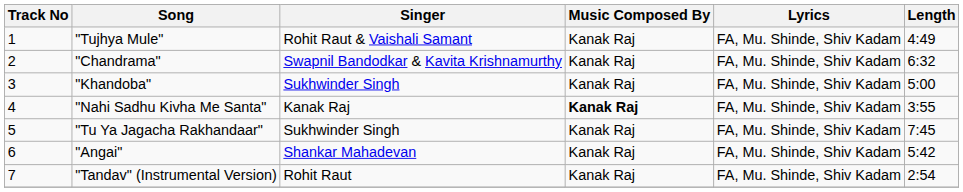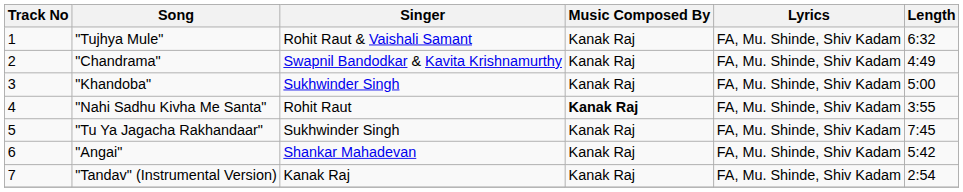(922, 38) 4:49 -> (922, 38) 6:32
(922, 61) 6:32 -> (922, 61) 4:49
(317, 107) Kanak Raj -> (317, 107) Rohit Raut
(317, 175) Rohit Raut -> (317, 175) Kanak Raj
